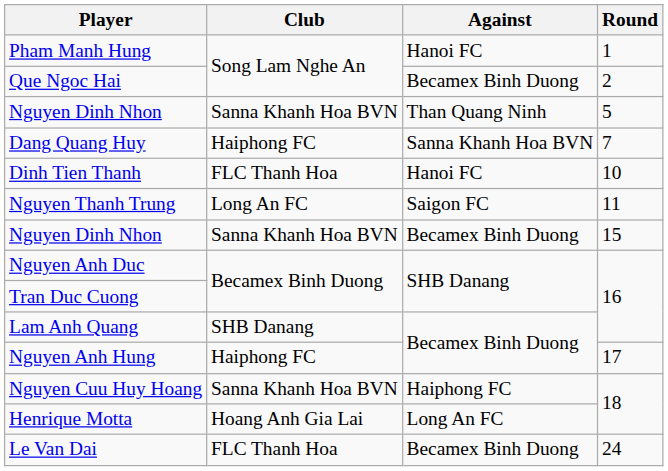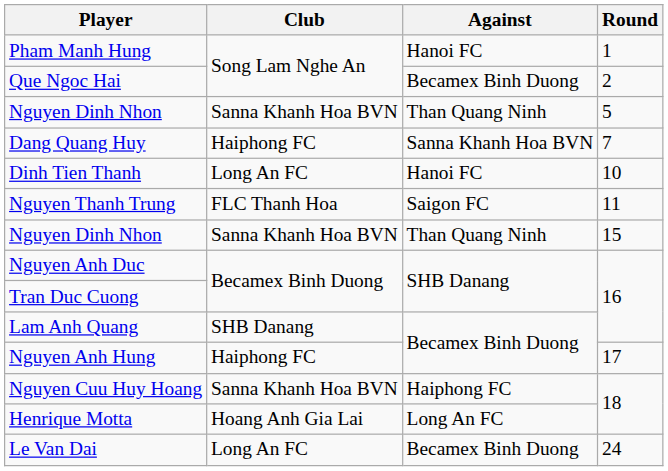(274, 173) FLC Thanh Hoa -> (259, 173) Long An FC
(259, 204) Long An FC -> (274, 204) FLC Thanh Hoa
(493, 234) Becamex Binh Duong -> (476, 234) Than Quang Ninh
(274, 449) FLC Thanh Hoa -> (259, 449) Long An FC
